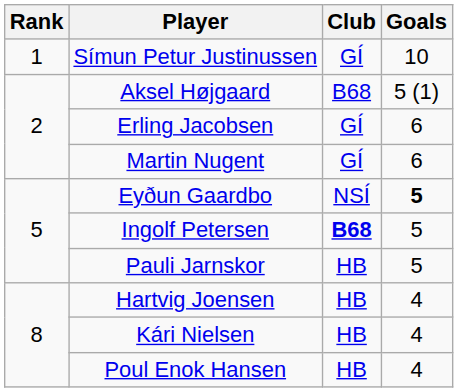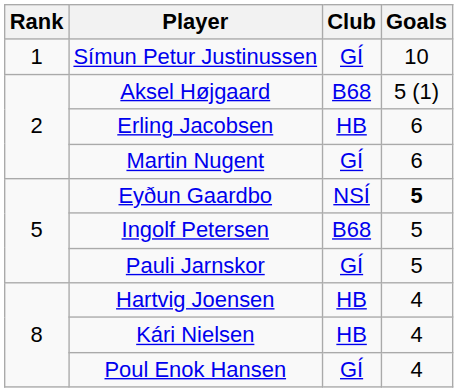(352, 126) GÍ -> (352, 126) HB
(352, 230) bold -> (352, 230) normal
(352, 265) HB -> (352, 265) GÍ
(352, 369) HB -> (352, 369) GÍ
